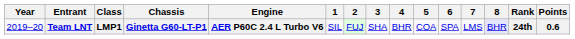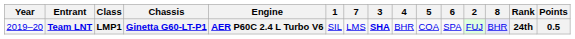columns swapped: (355, 11) <-> (473, 11)
(378, 26) normal -> (380, 26) bold
(553, 26) 0.6 -> (553, 26) 0.5
